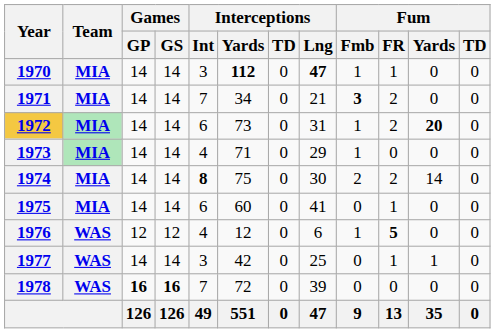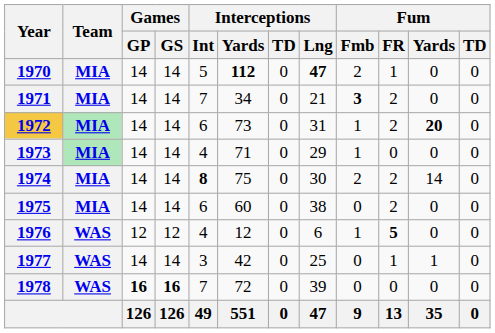(203, 71) 3 -> (203, 71) 5
(357, 71) 1 -> (357, 71) 2
(318, 206) 41 -> (318, 206) 38
(394, 206) 1 -> (394, 206) 2
